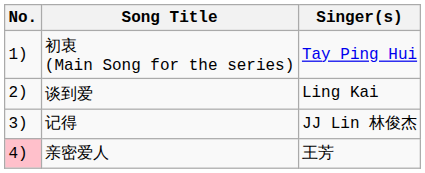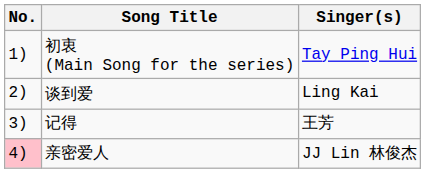(359, 124) JJ Lin 林俊杰 -> (318, 124) 王芳
(318, 154) 王芳 -> (359, 154) JJ Lin 林俊杰
